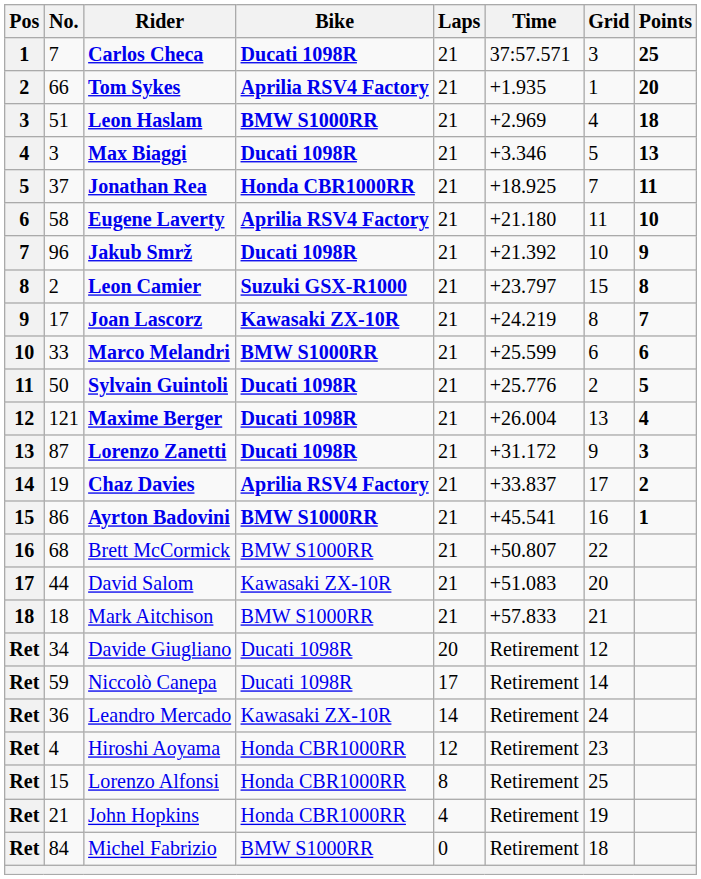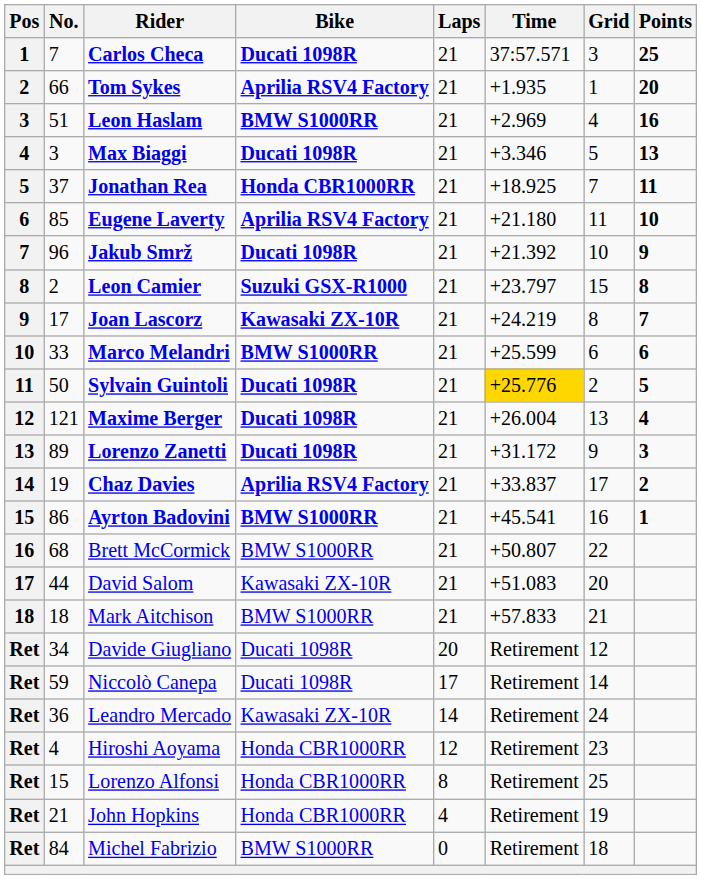(649, 120) 18 -> (649, 120) 16
(59, 219) 58 -> (59, 219) 85
(523, 385) no background -> (523, 385) gold background
(59, 451) 87 -> (59, 451) 89
